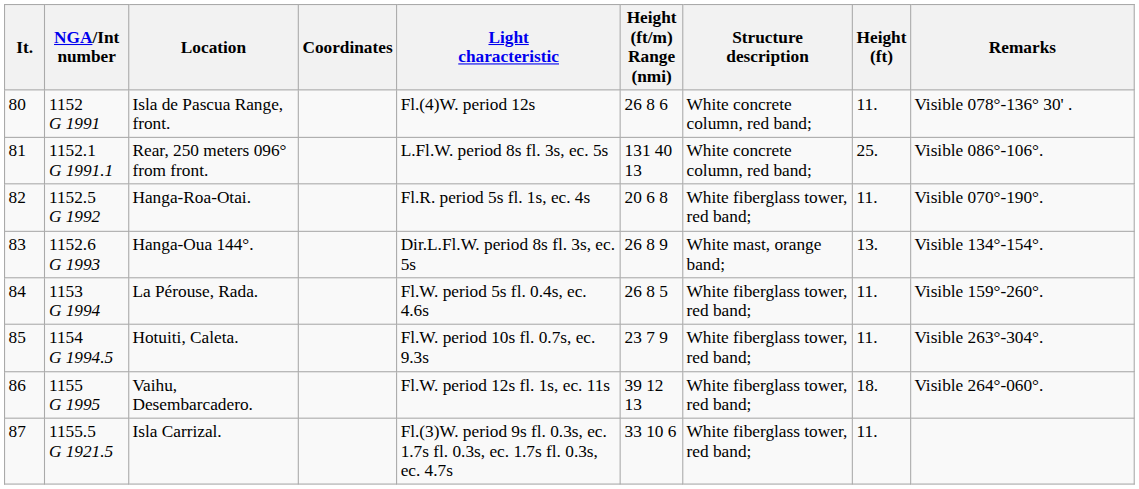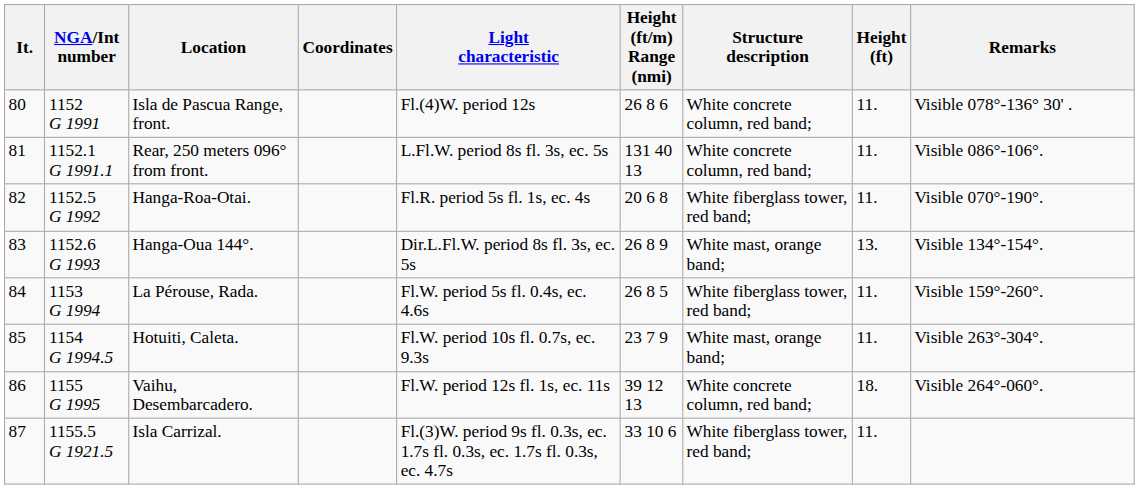(867, 150) 25. -> (867, 150) 11.
(767, 347) White fiberglass tower, red band; -> (754, 347) White mast, orange band;
(767, 394) White fiberglass tower, red band; -> (749, 394) White concrete column, red band;
